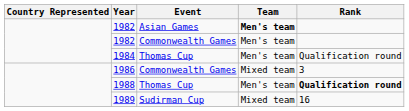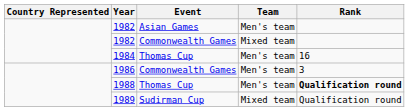(268, 26) bold -> (268, 26) normal
(268, 41) Men's team -> (268, 41) Mixed team
(350, 56) Qualification round -> (304, 56) 16
(268, 70) Mixed team -> (268, 70) Men's team
(304, 99) 16 -> (350, 99) Qualification round
